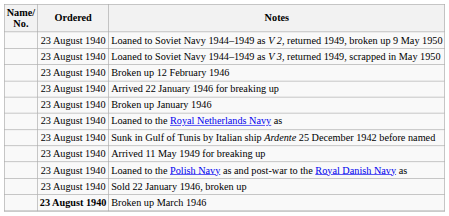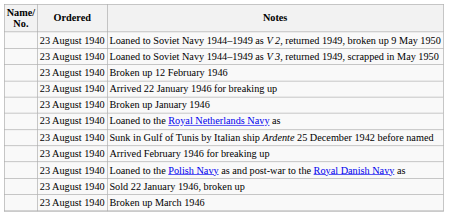+ row: (189, 154)
- row: (188, 154)
(73, 202) bold -> (72, 202) normal
